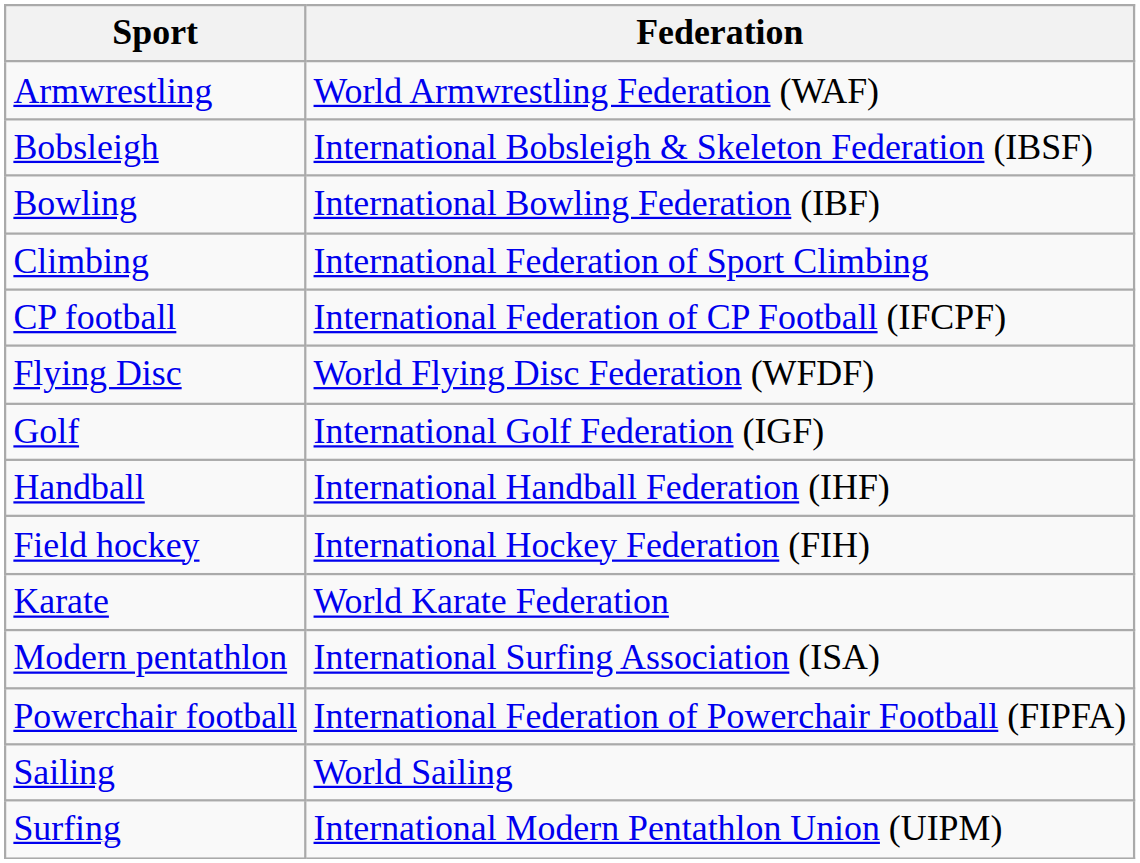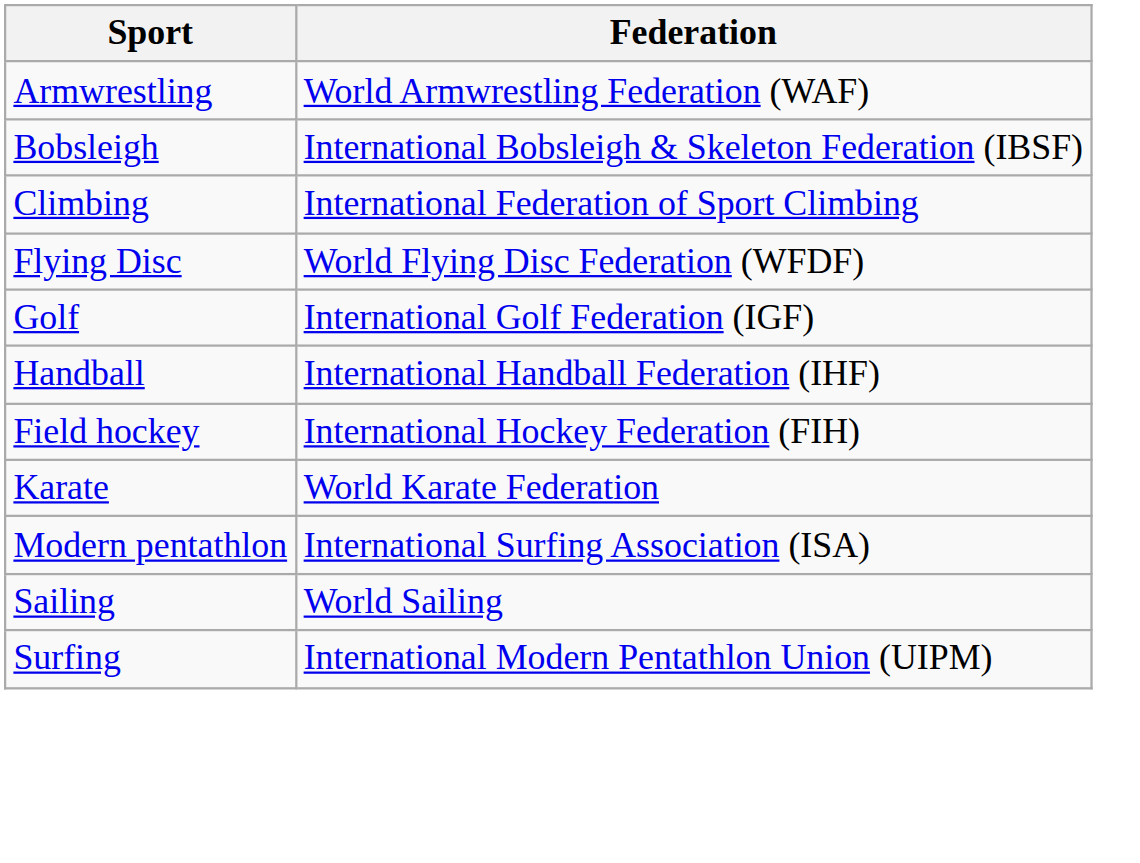- row: (75, 203)
- row: (95, 317)
- row: (155, 715)
